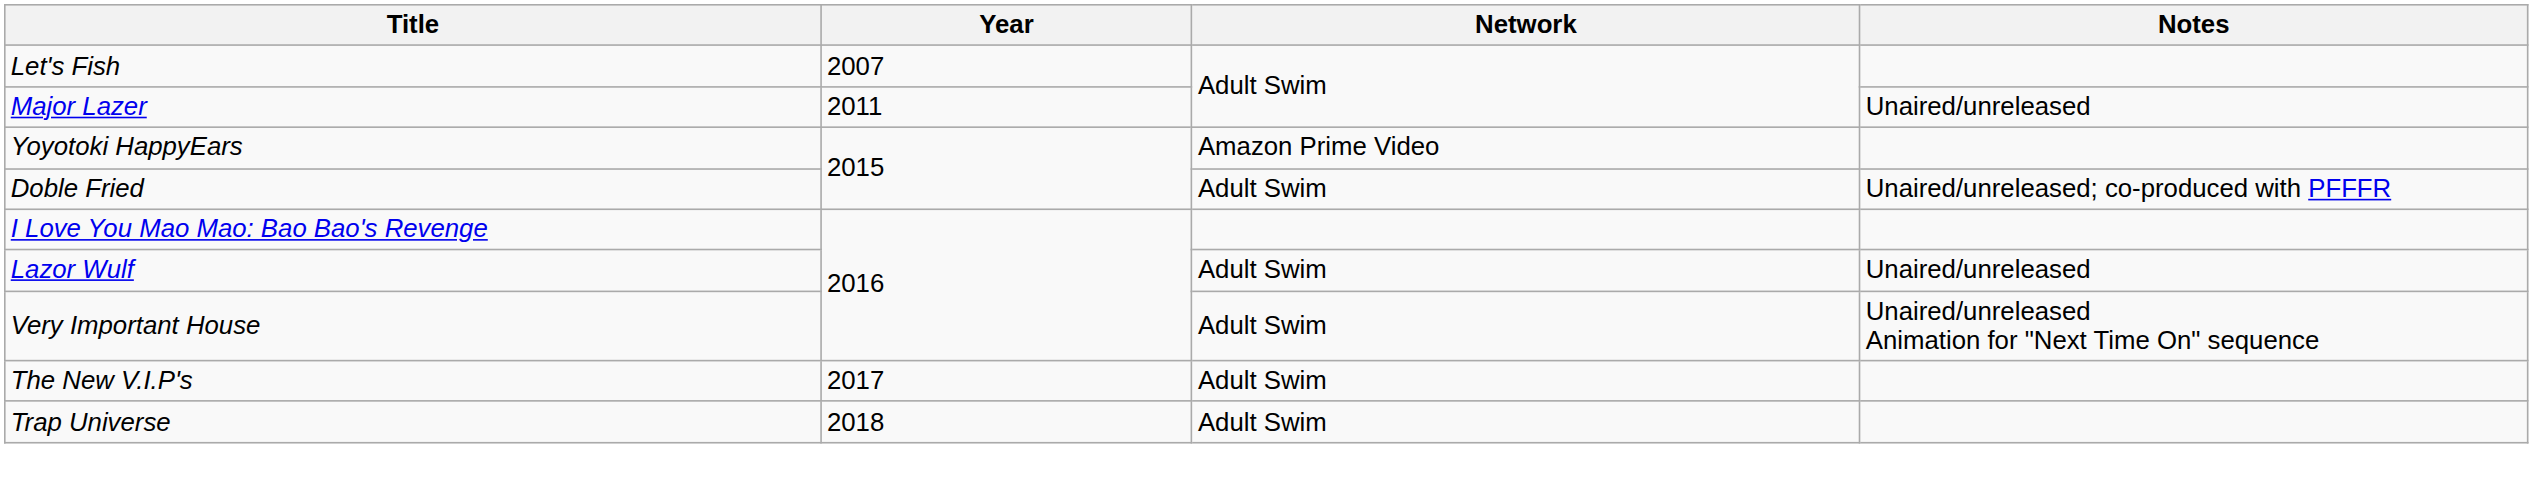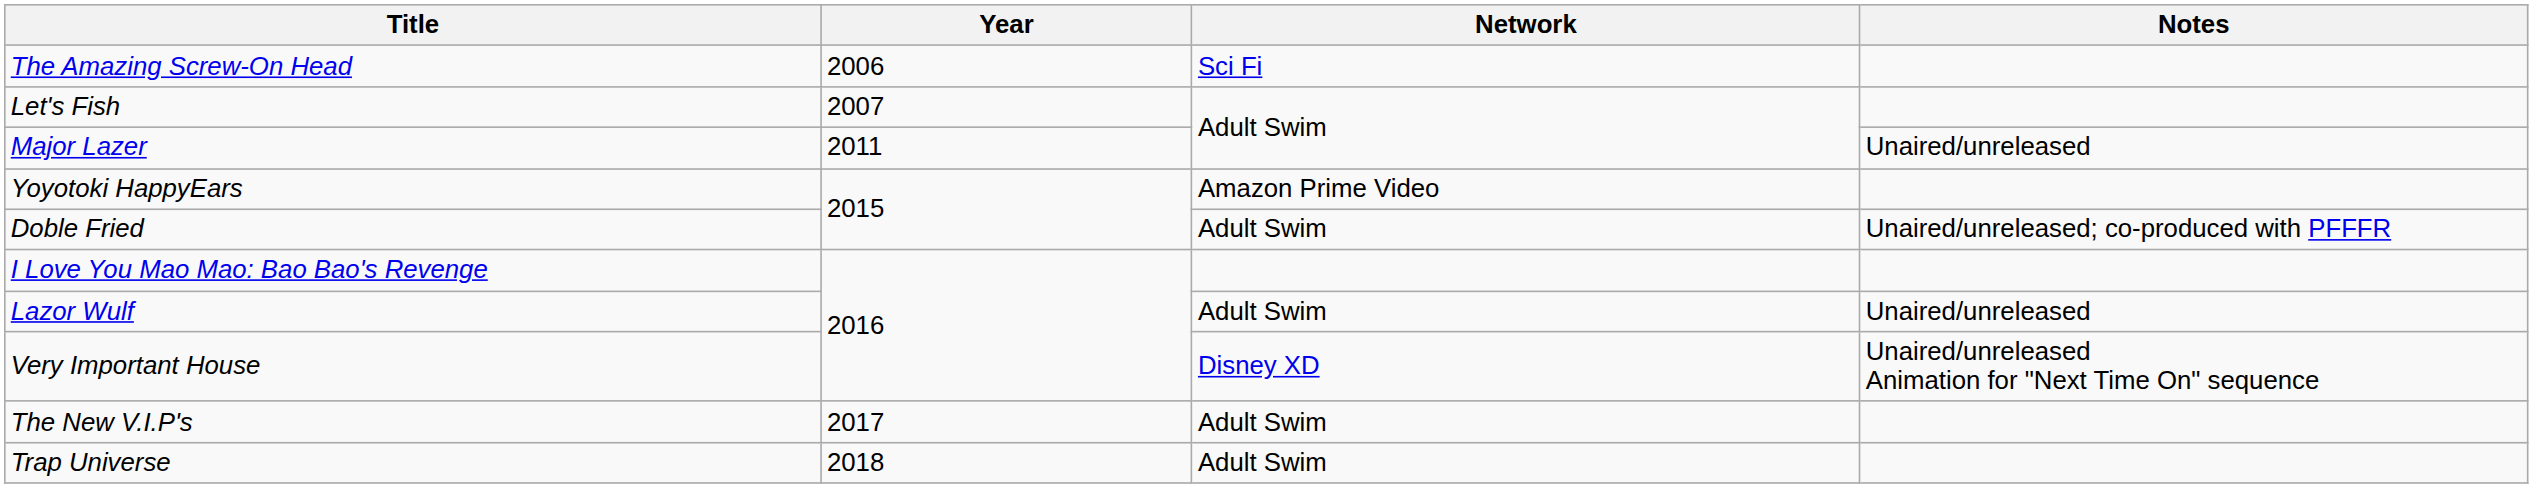+ row: (181, 65)
(1262, 325) Adult Swim -> (1259, 366) Disney XD
